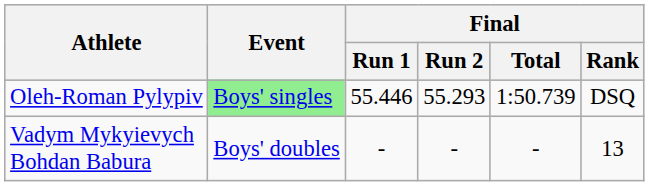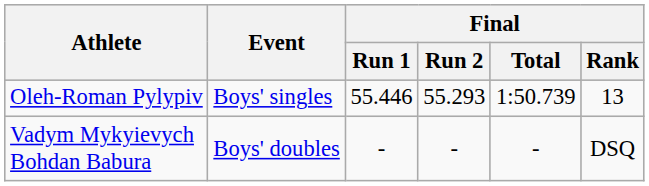(273, 98) lightgreen background -> (273, 98) no background
(613, 98) DSQ -> (613, 98) 13
(613, 148) 13 -> (613, 148) DSQ
